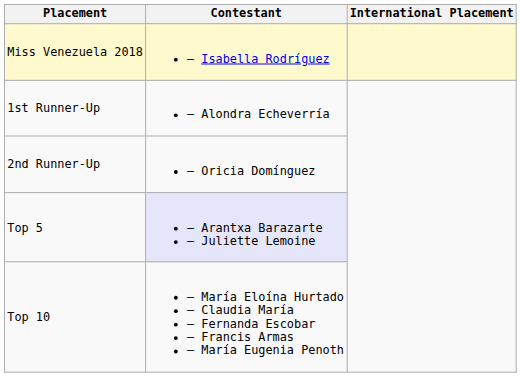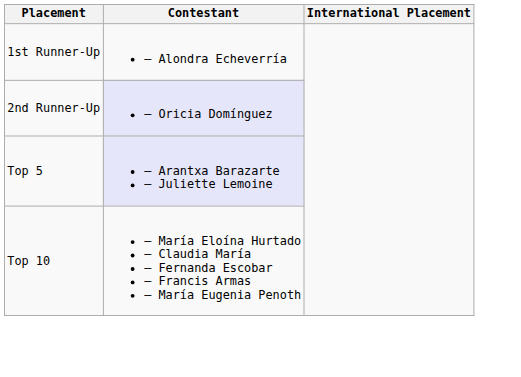- row: (75, 52)
(246, 171) no background -> (203, 115) lavender background
